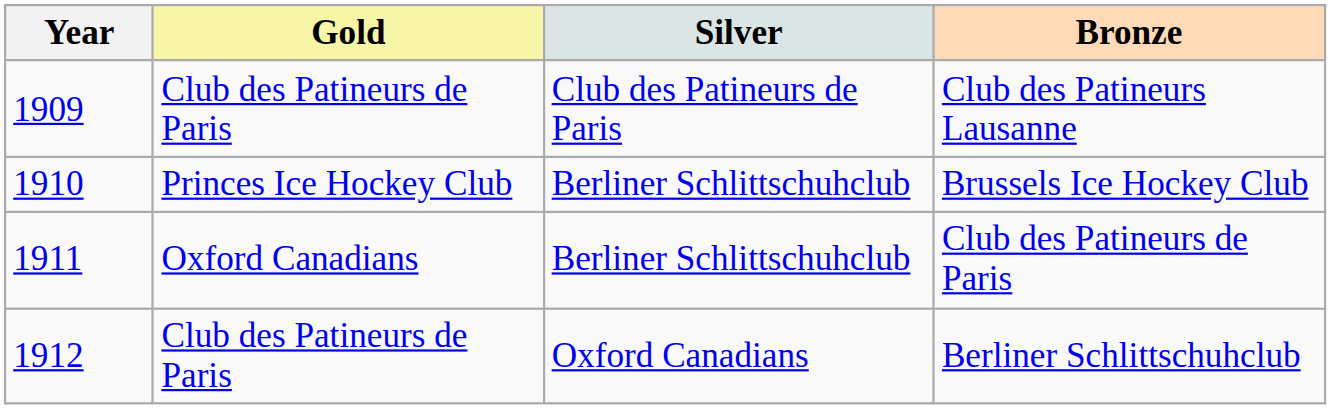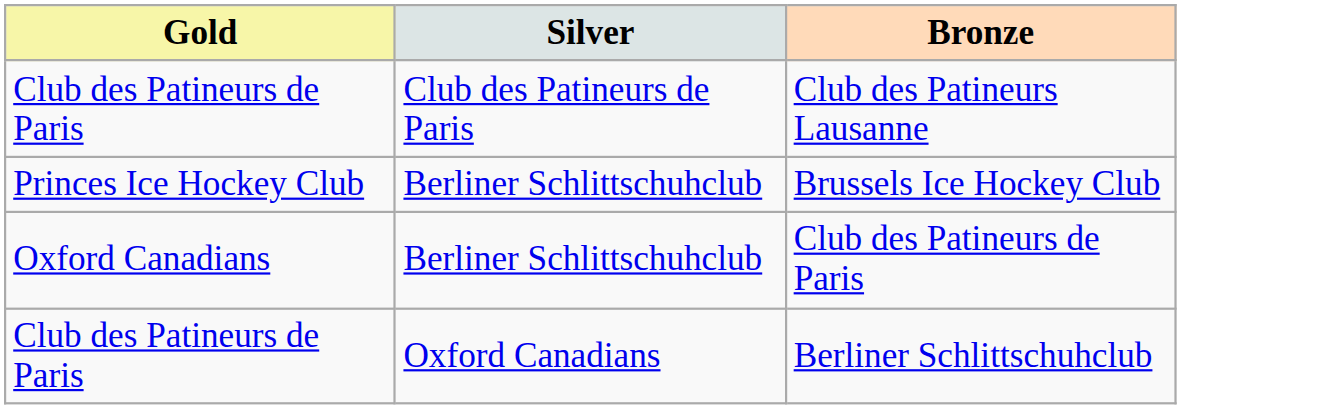- column: (79, 32)
